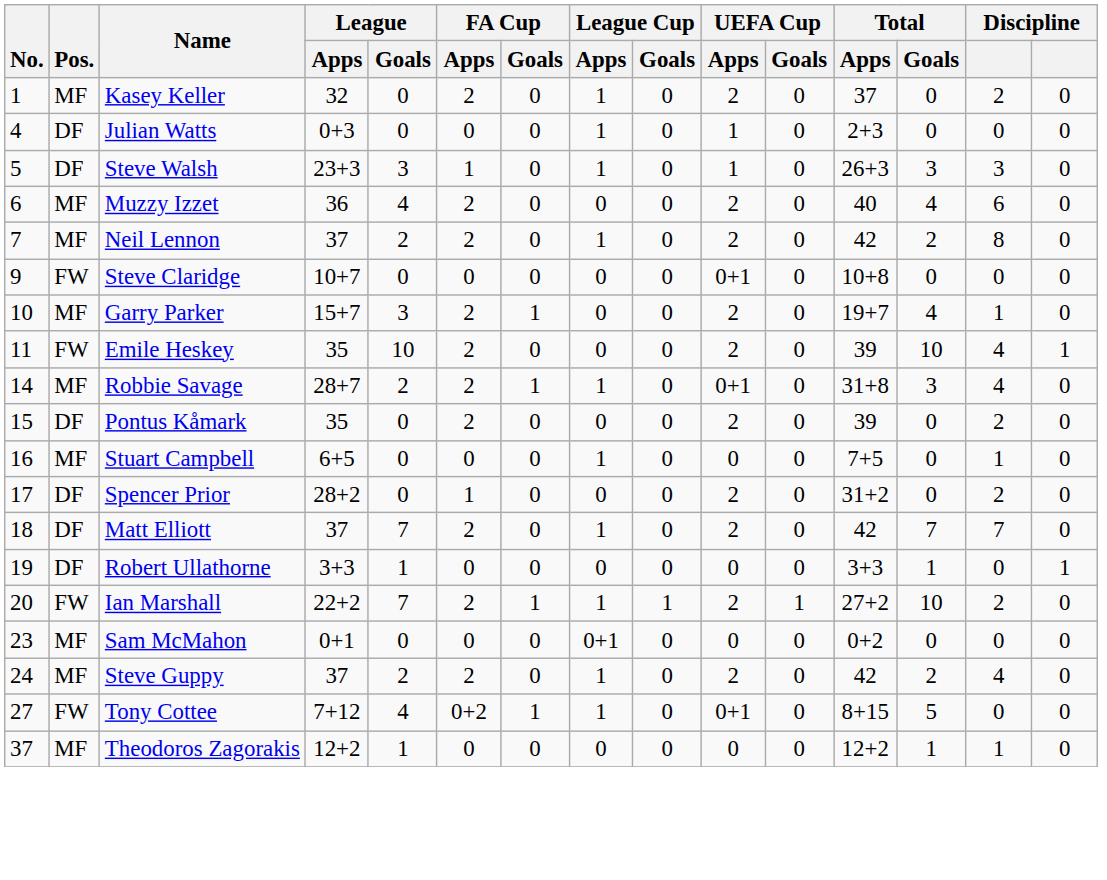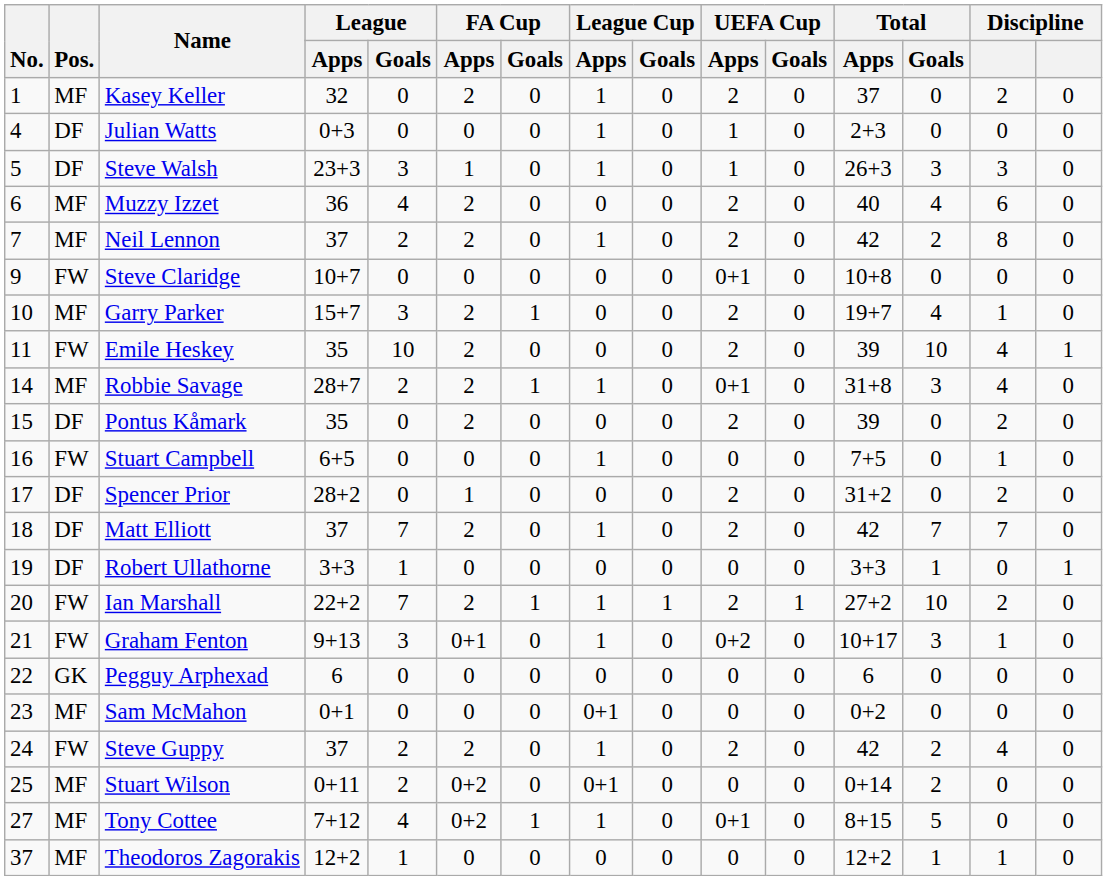(71, 458) MF -> (71, 458) FW
+ row: (176, 639)
+ row: (186, 675)
(71, 675) MF -> (71, 748) FW
+ row: (167, 784)
(71, 712) FW -> (71, 820) MF
